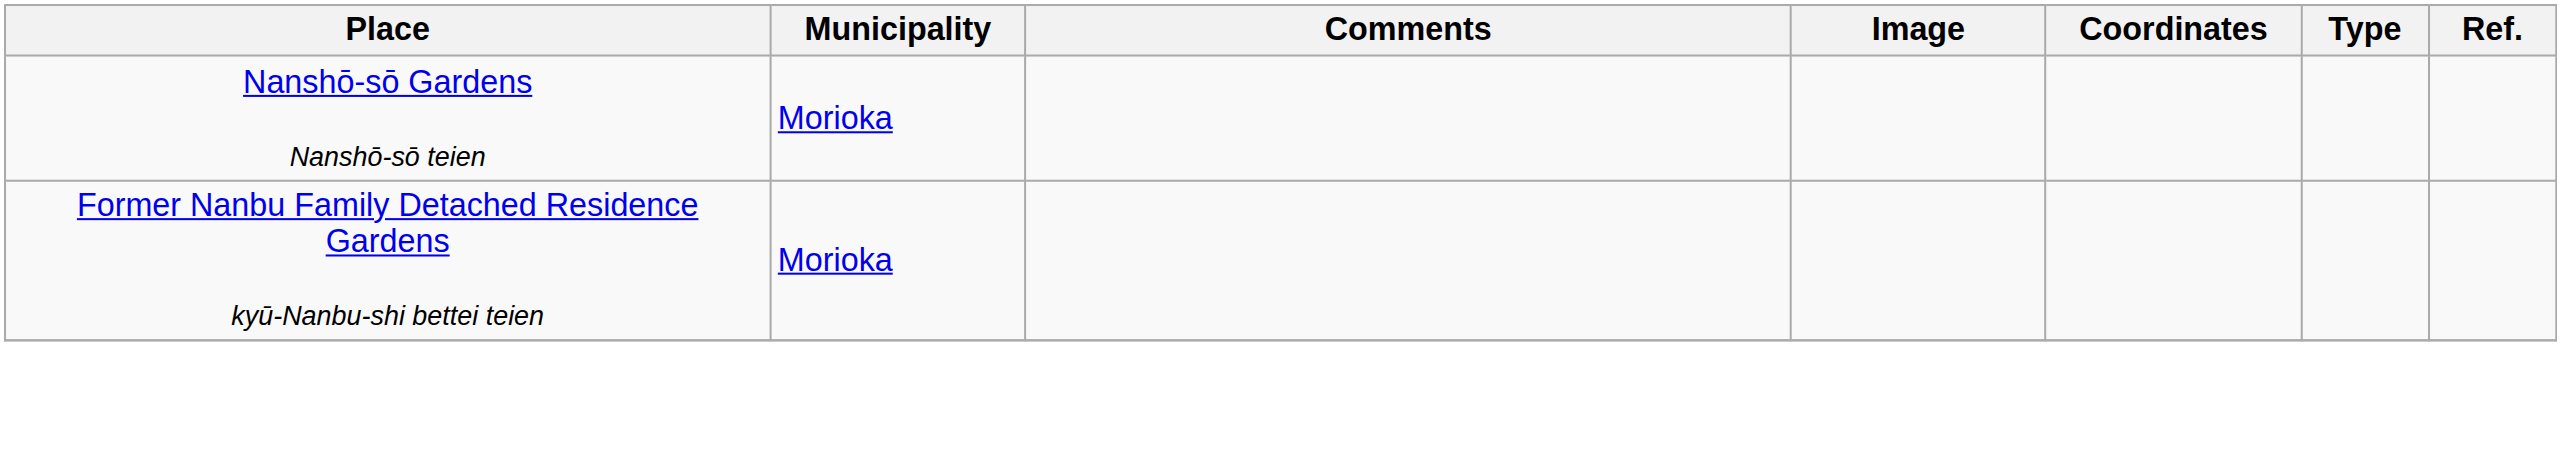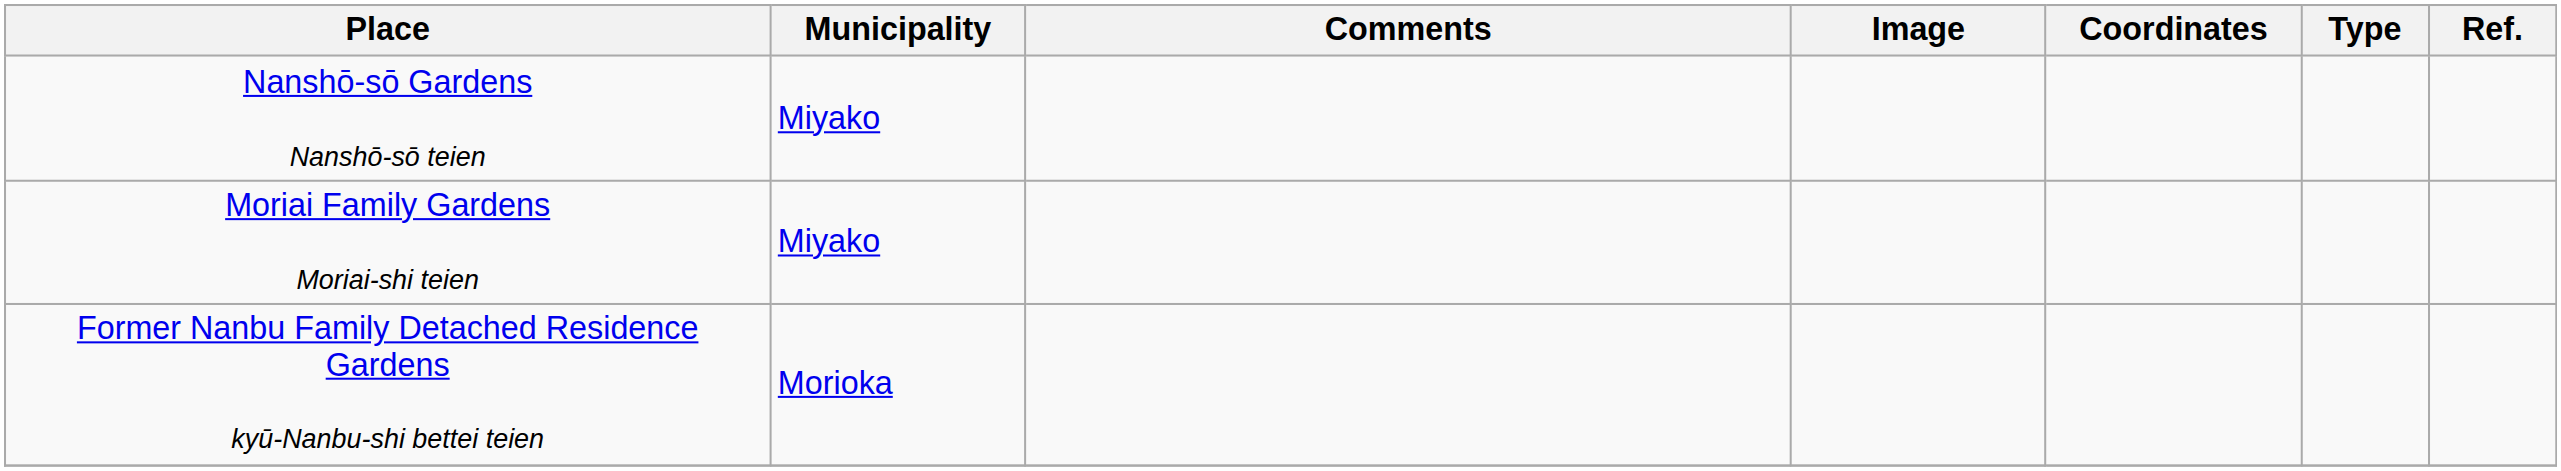(835, 117) Morioka -> (829, 117) Miyako
+ row: (388, 241)
